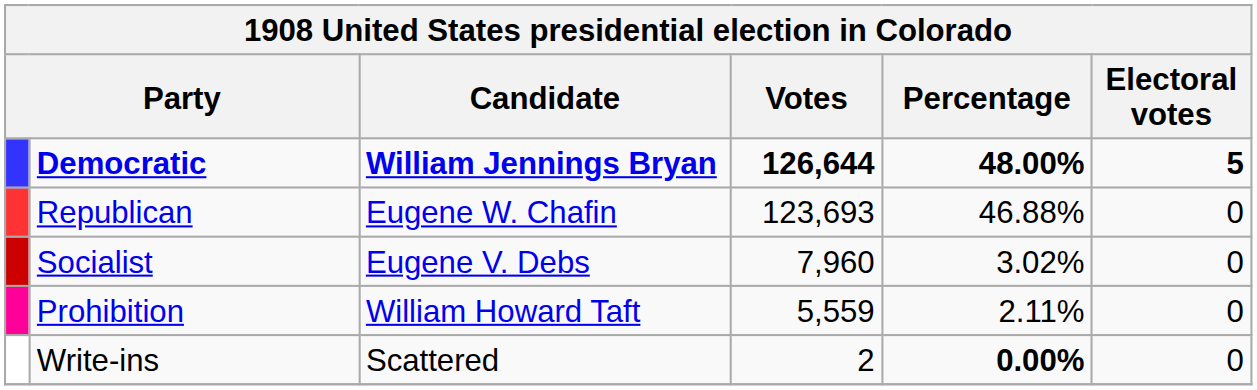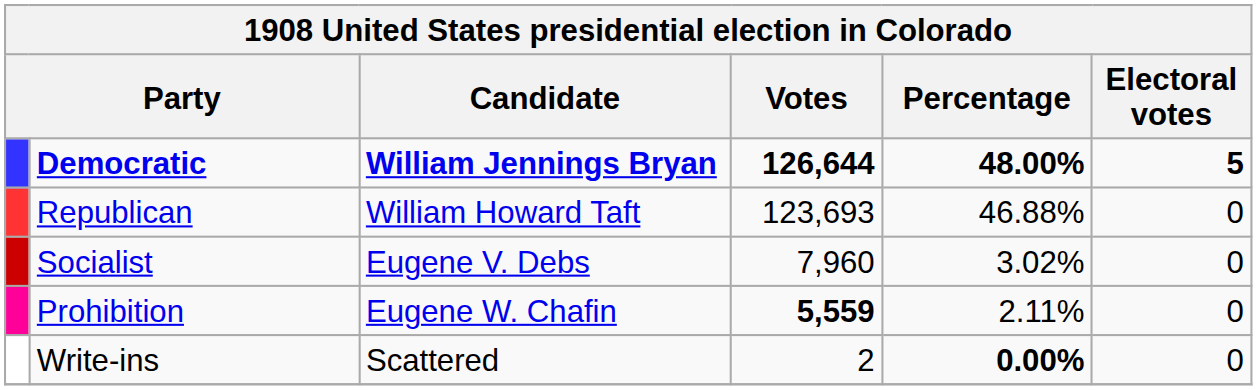(491, 213) Eugene W. Chafin -> (503, 213) William Howard Taft
(503, 311) William Howard Taft -> (491, 311) Eugene W. Chafin
(836, 311) normal -> (836, 311) bold
